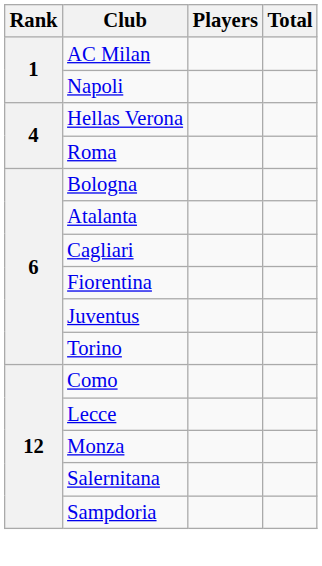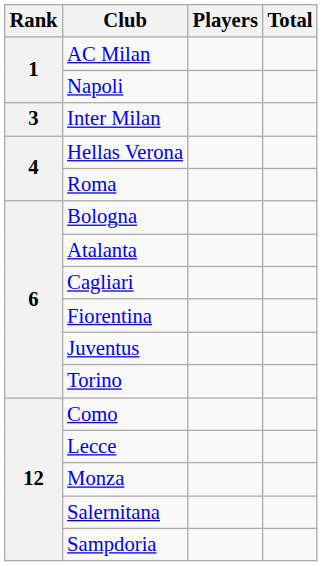+ row: (114, 119)
